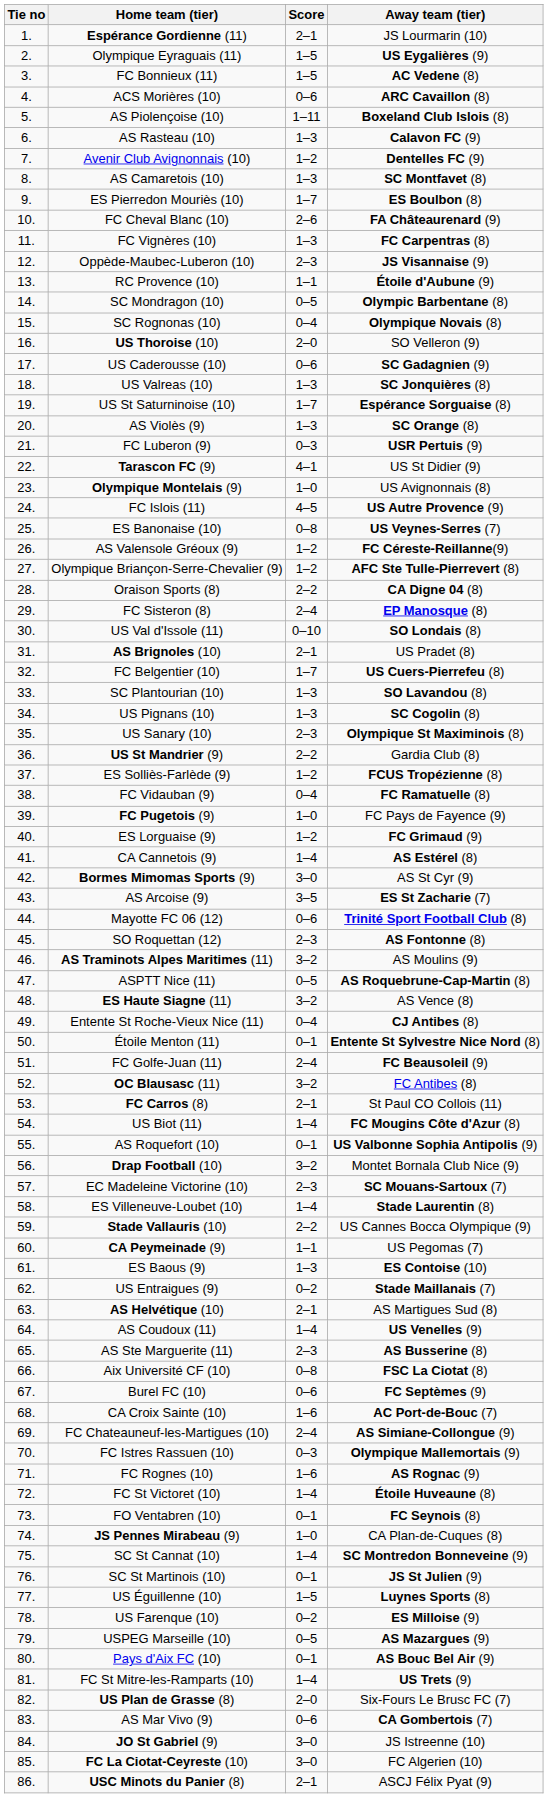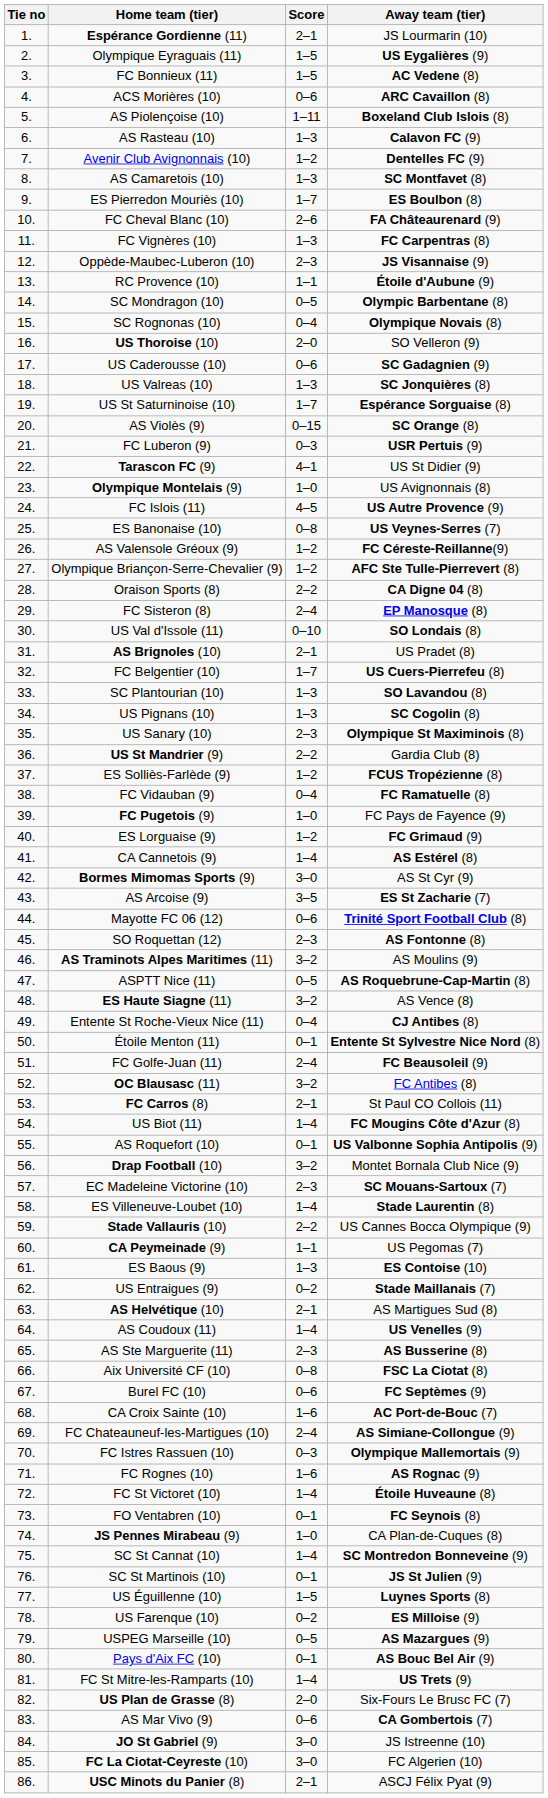(306, 425) 1–3 -> (306, 425) 0–15
